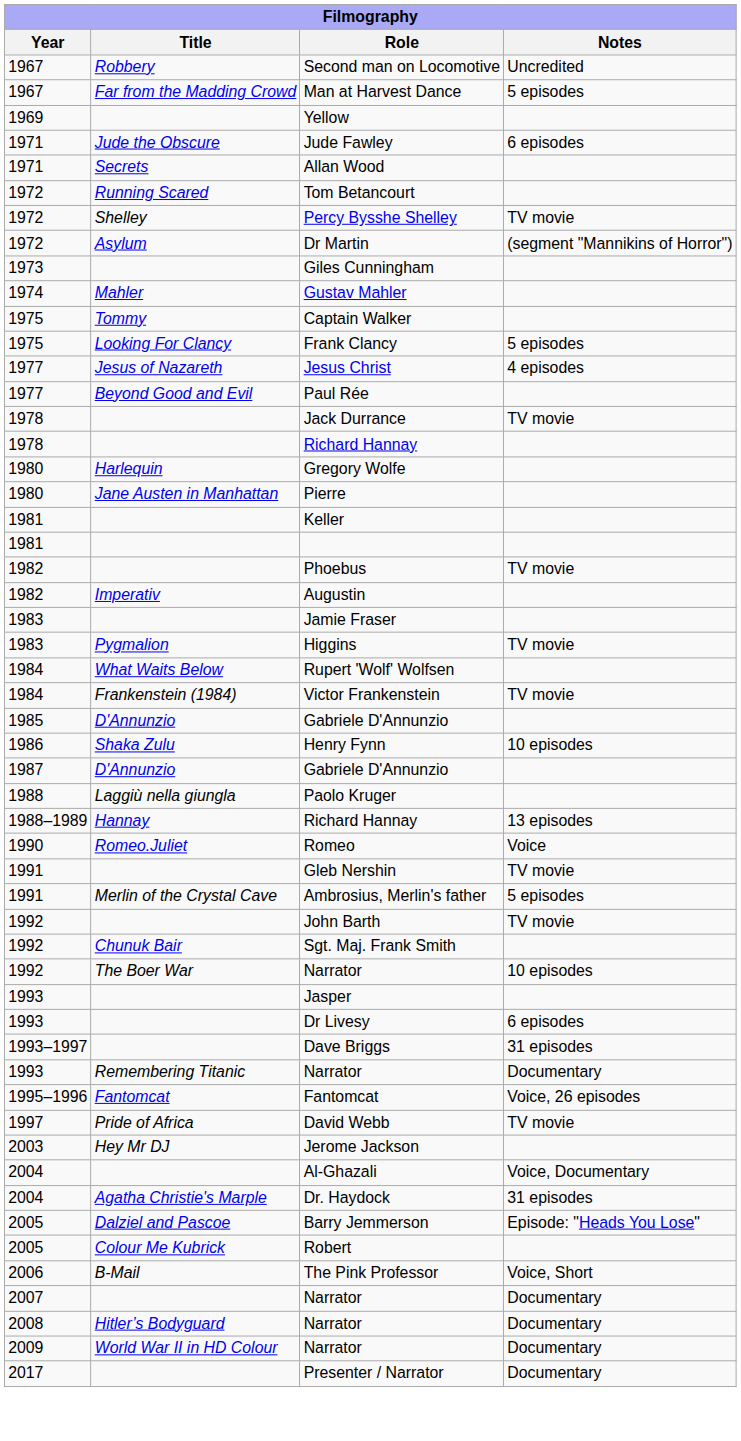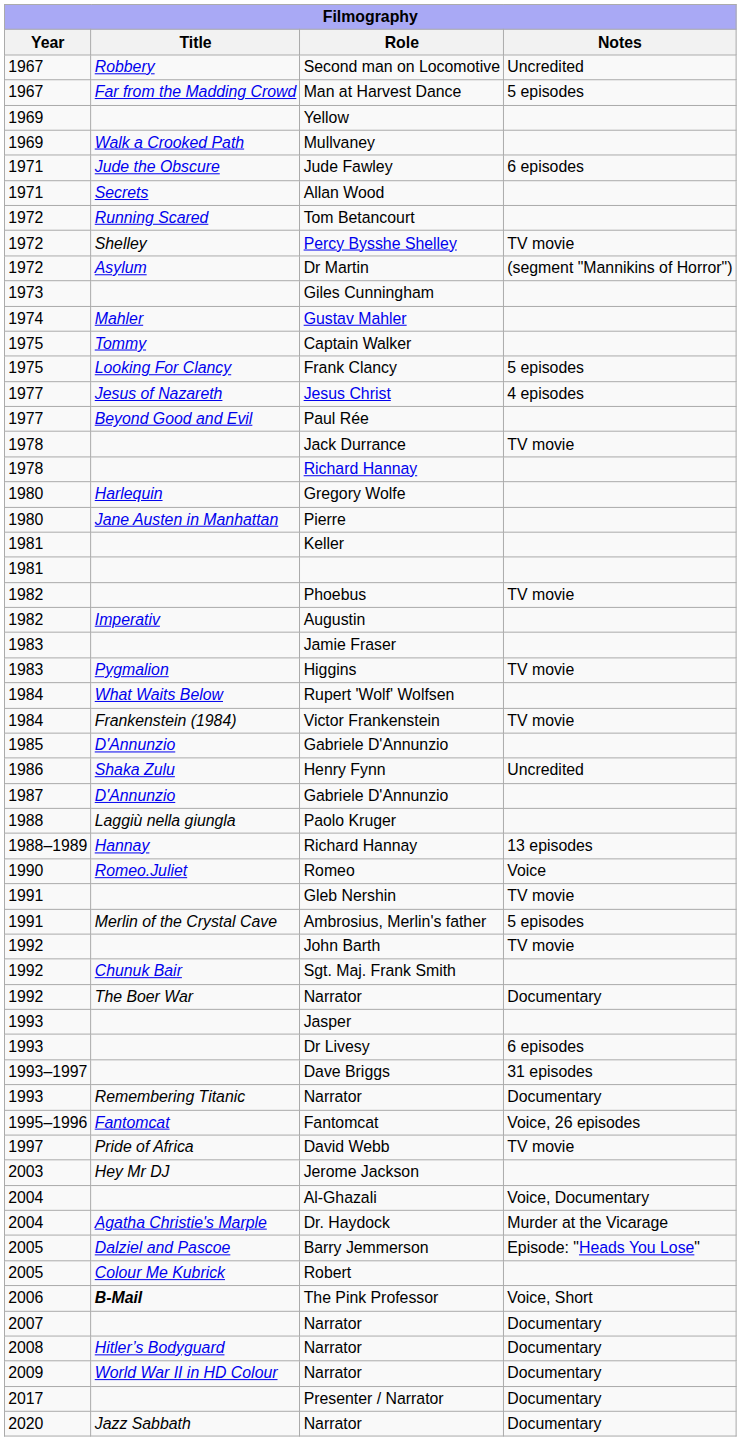+ row: (26, 142)
(550, 745) 10 episodes -> (546, 770) Uncredited
(550, 971) 10 episodes -> (554, 996) Documentary
(550, 1197) 31 episodes -> (588, 1222) Murder at the Vicarage
(117, 1273) normal -> (118, 1298) bold
+ row: (26, 1423)
